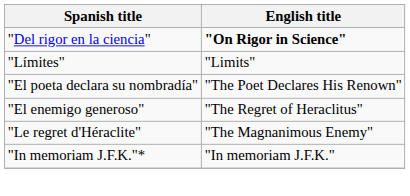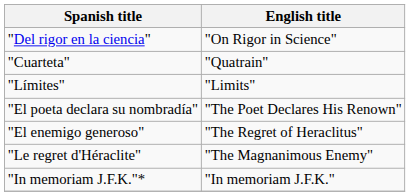(276, 39) bold -> (271, 39) normal
+ row: (39, 62)
